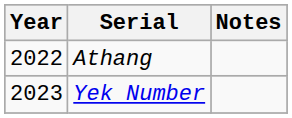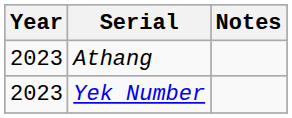(36, 59) 2022 -> (36, 59) 2023
